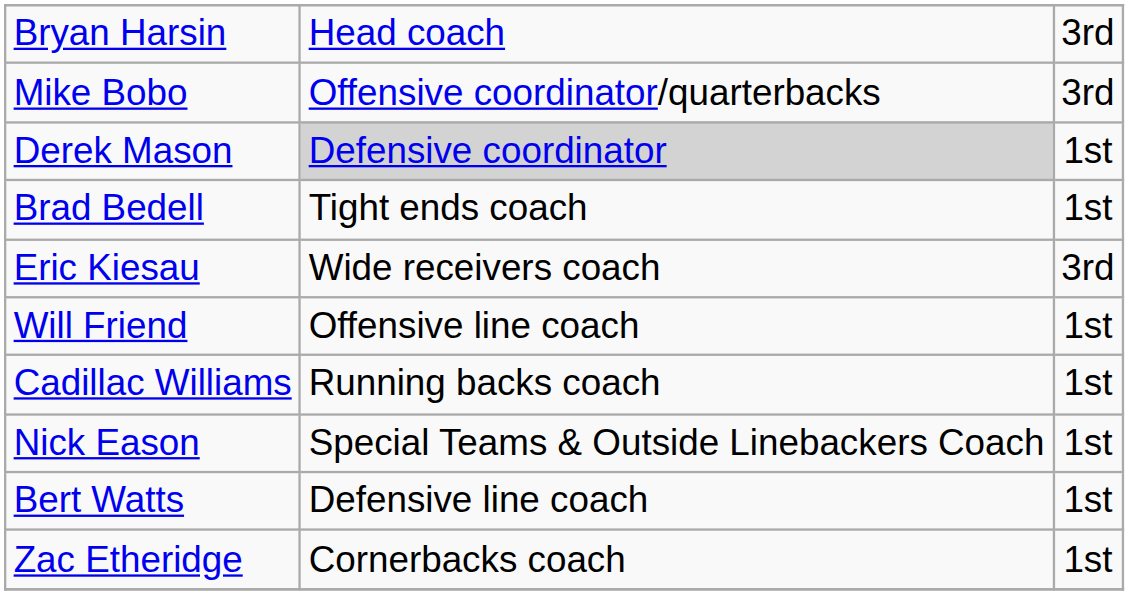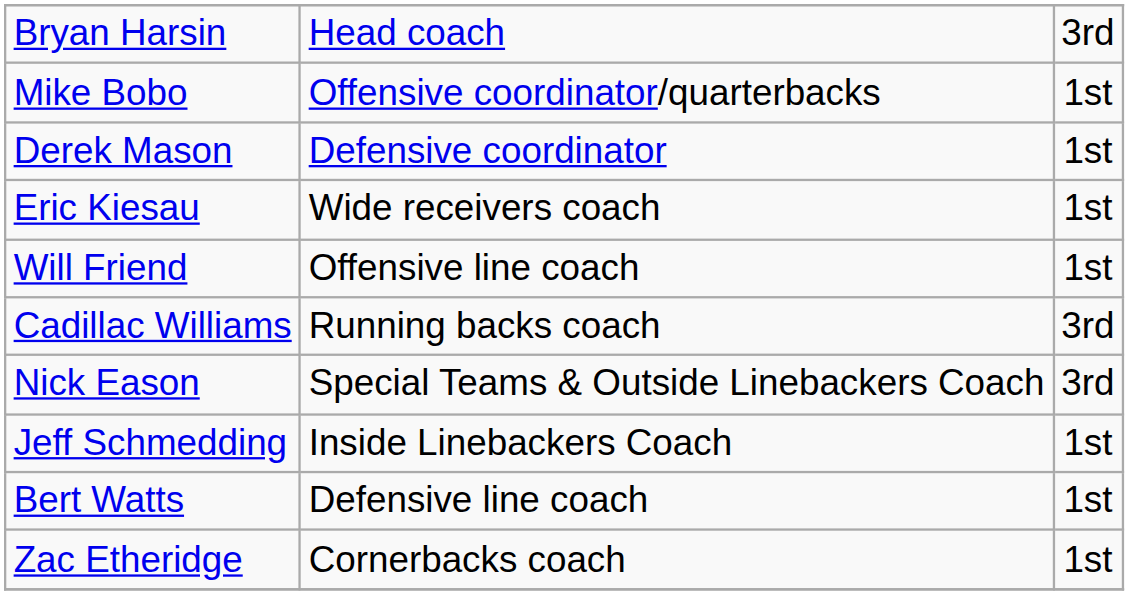(1088, 92) 3rd -> (1088, 92) 1st
(488, 150) lightgrey background -> (488, 150) no background
- row: (109, 208)
(1088, 267) 3rd -> (1088, 208) 1st
(1088, 383) 1st -> (1088, 325) 3rd
(1088, 442) 1st -> (1088, 383) 3rd
+ row: (150, 442)
